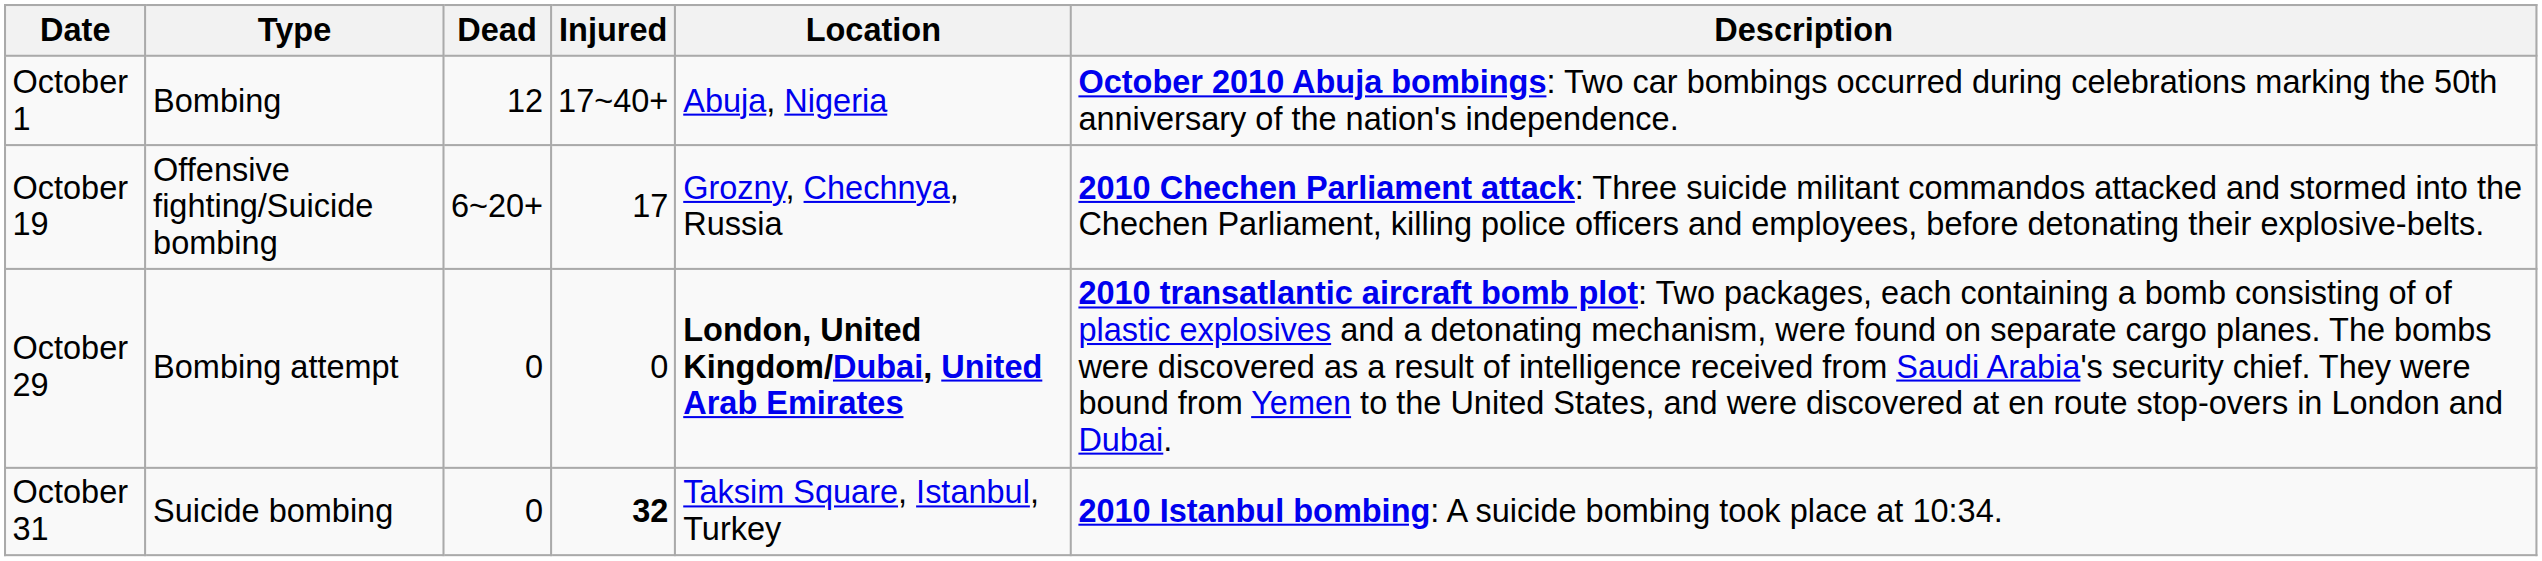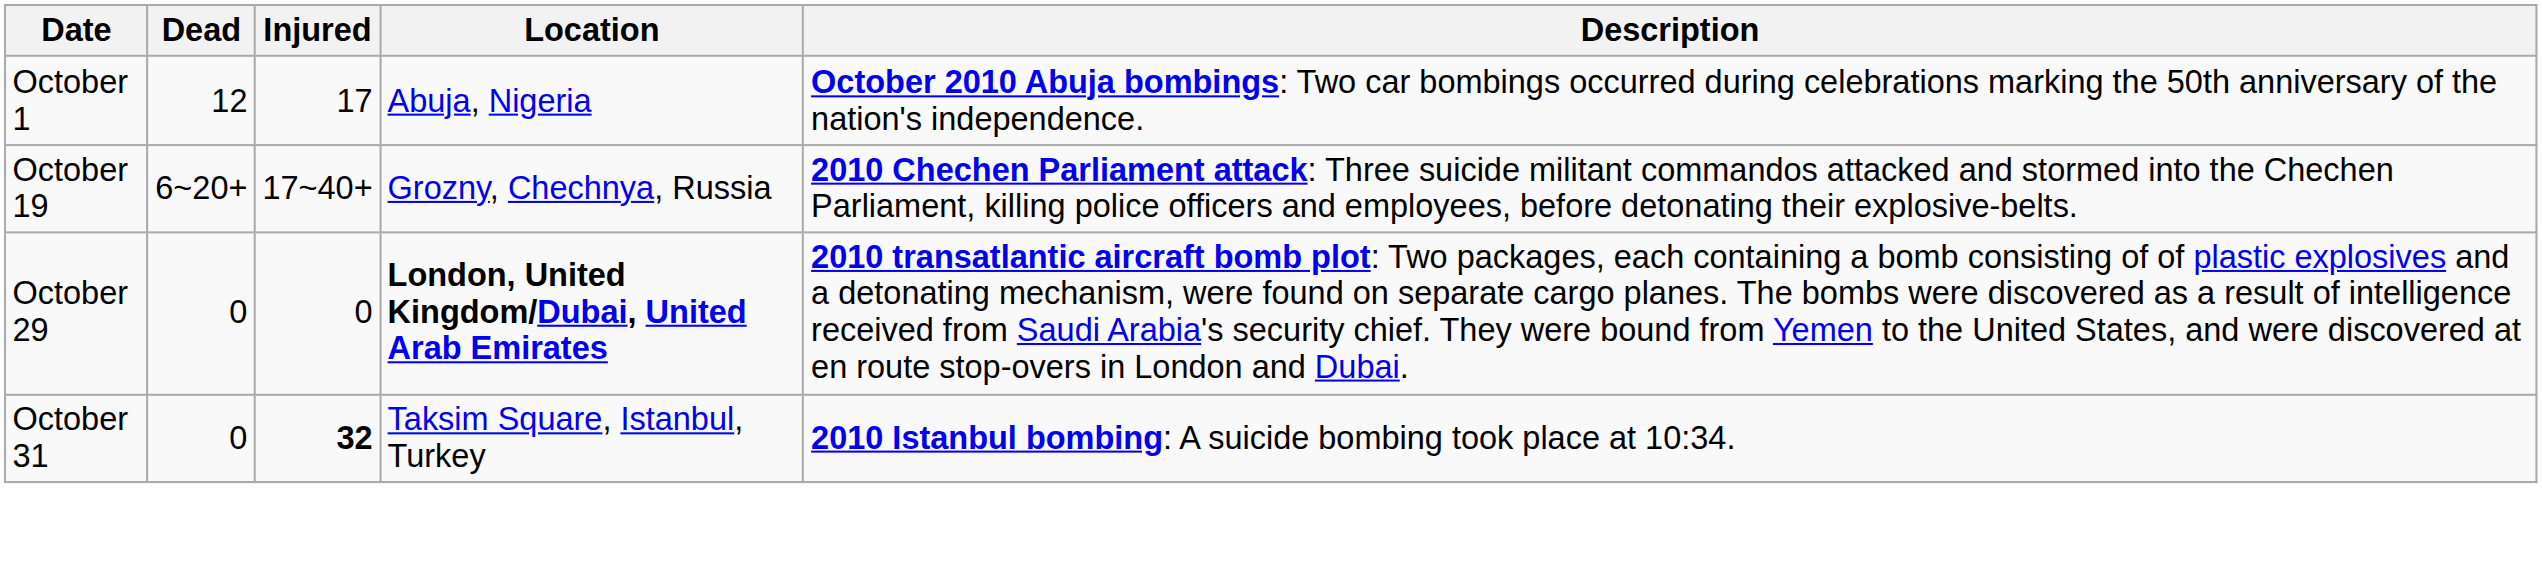- column: (295, 30)
(613, 100) 17~40+ -> (355, 100) 17
(650, 206) 17 -> (318, 188) 17~40+
